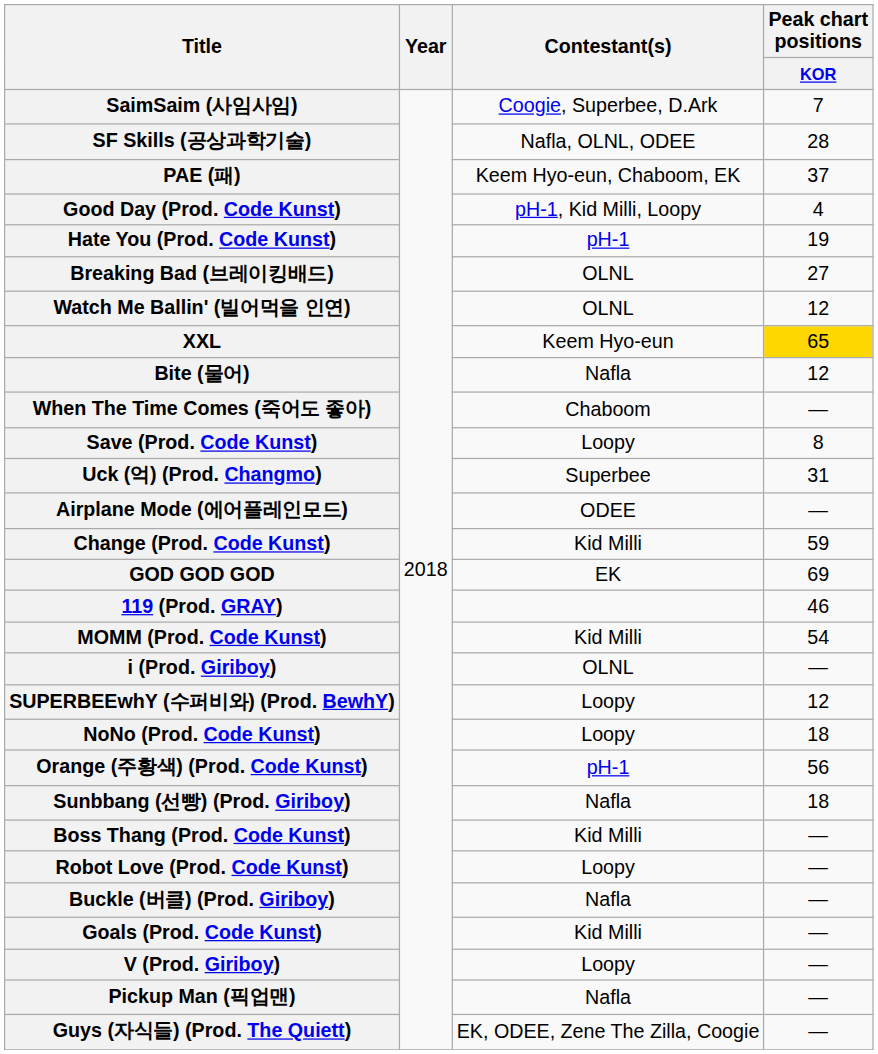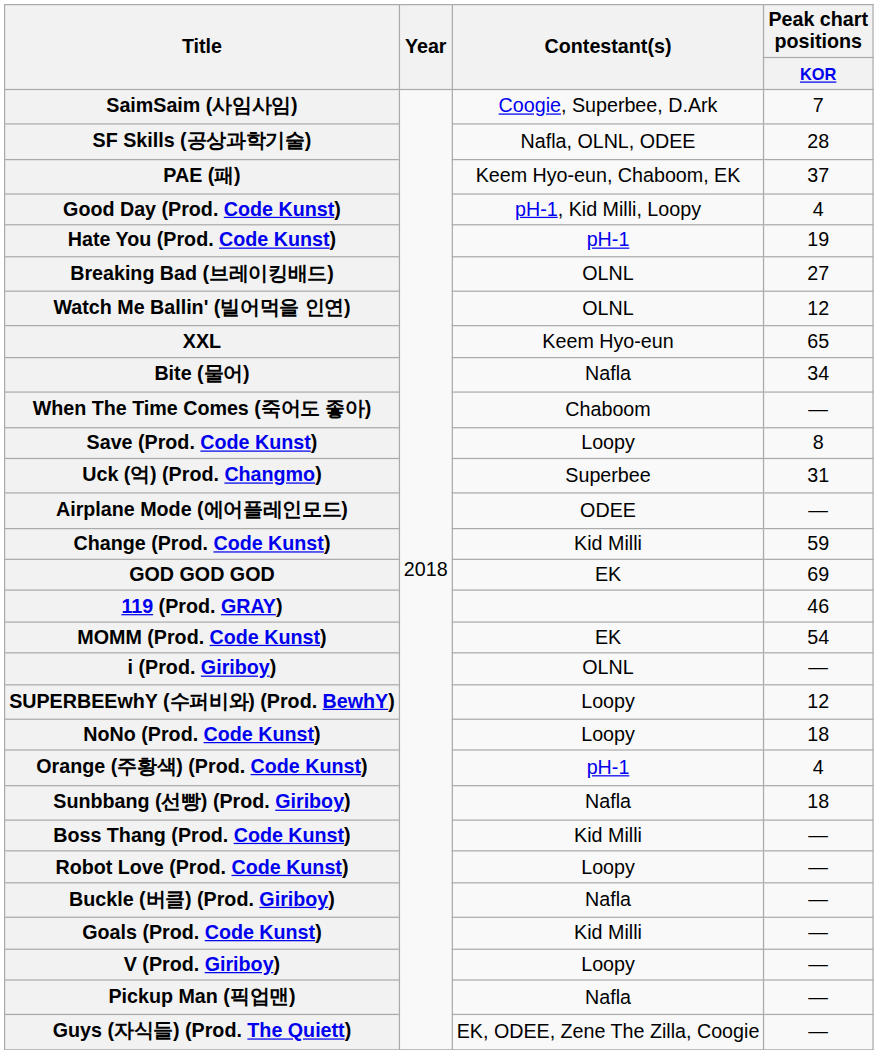(818, 341) gold background -> (818, 341) no background
(818, 374) 12 -> (818, 374) 34
(608, 637) Kid Milli -> (608, 637) EK
(818, 767) 56 -> (818, 767) 4
